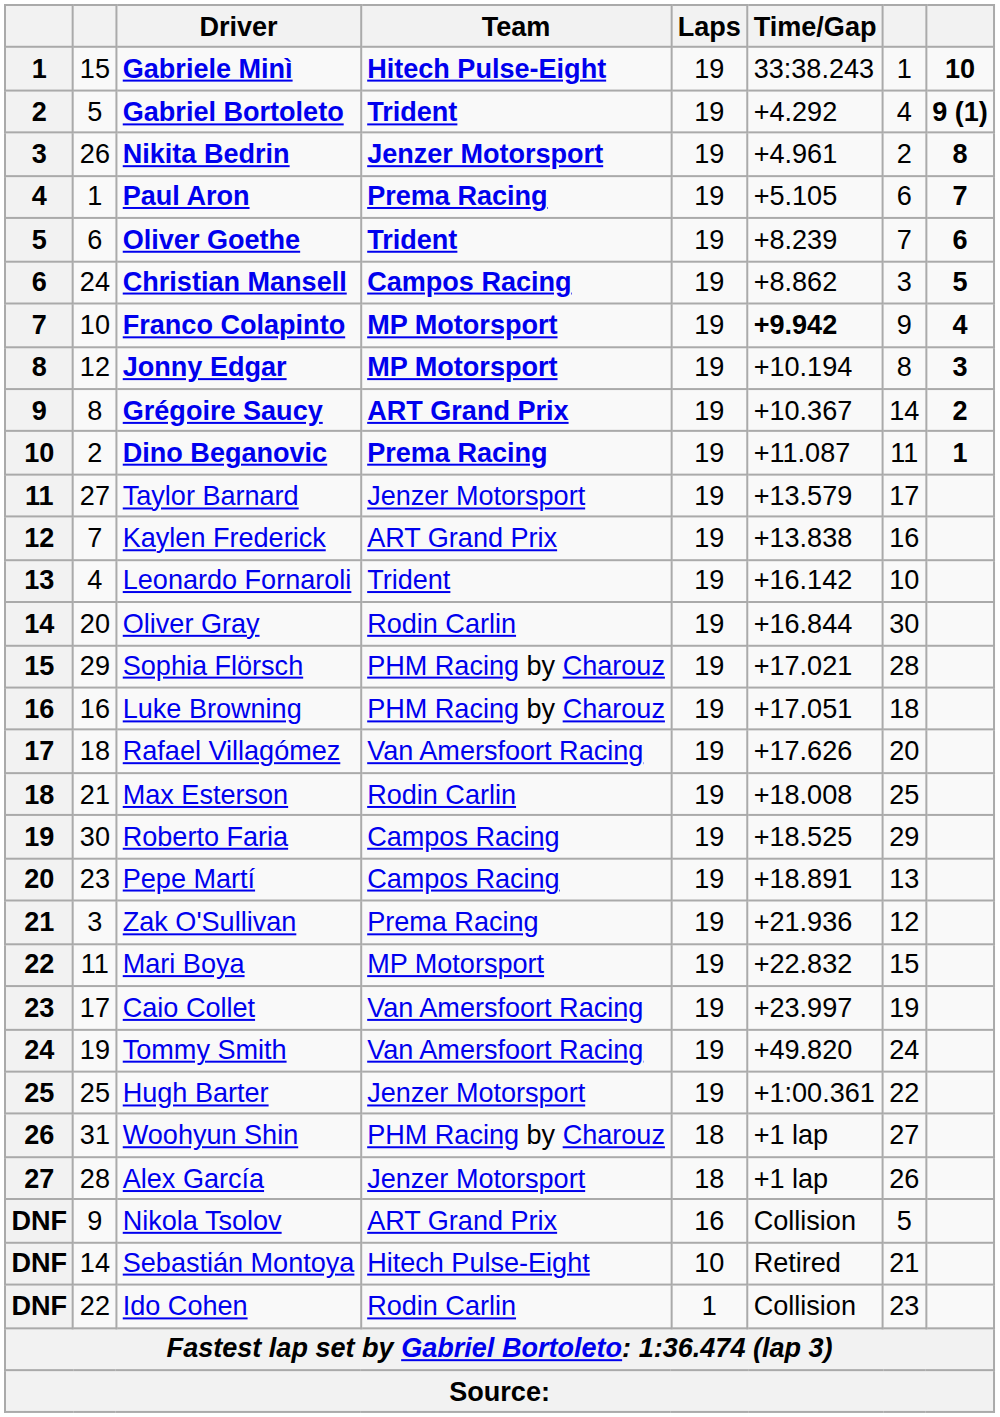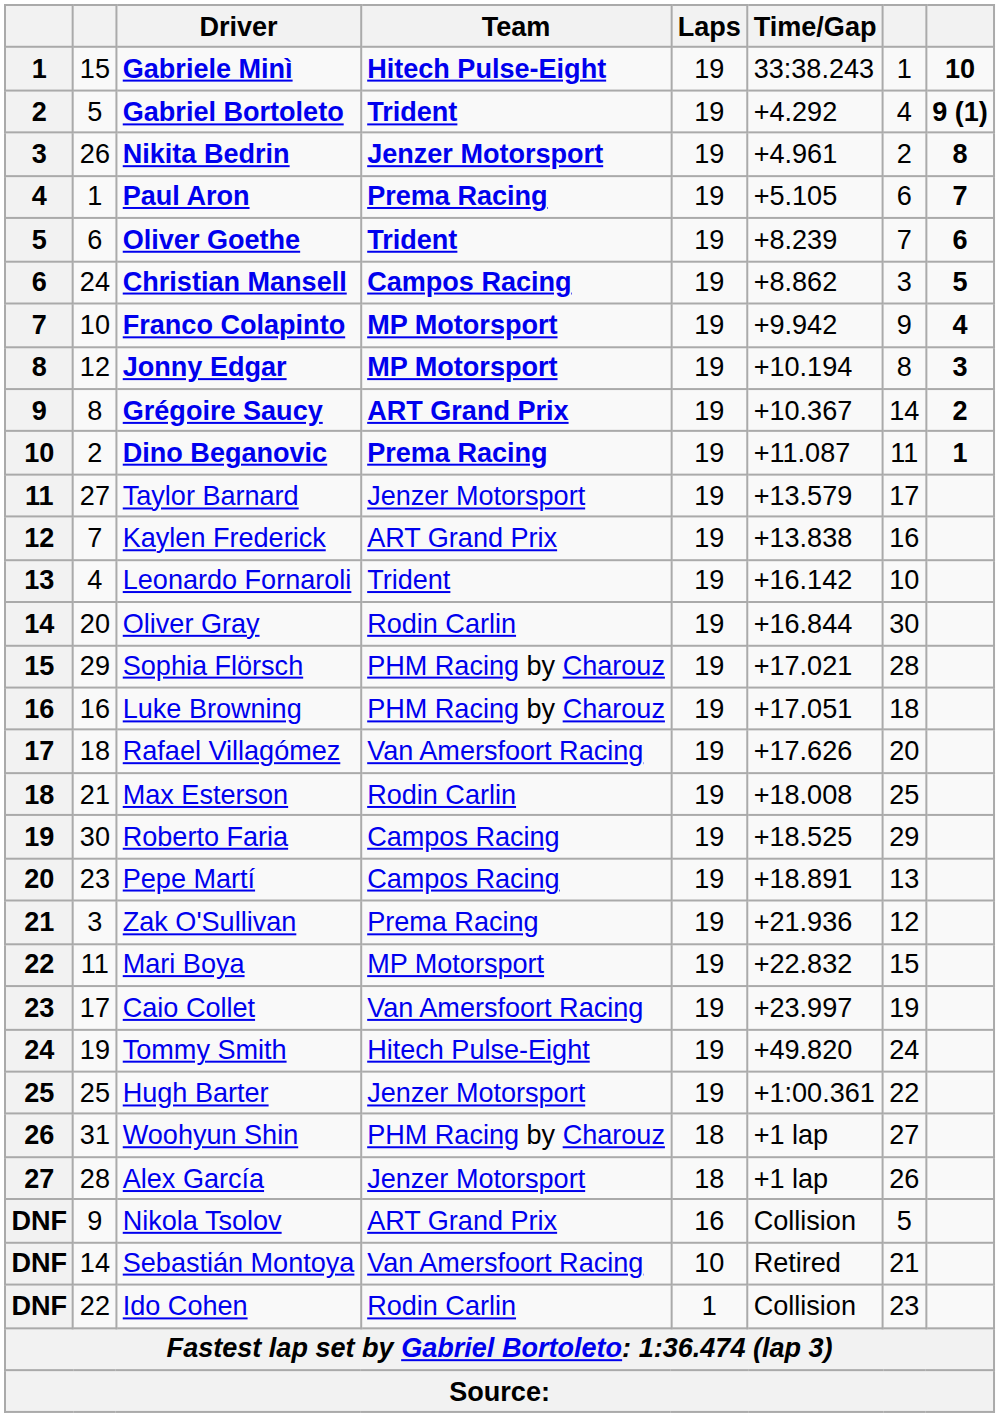(795, 325) bold -> (795, 325) normal
(505, 1050) Van Amersfoort Racing -> (478, 1050) Hitech Pulse-Eight
(478, 1263) Hitech Pulse-Eight -> (505, 1263) Van Amersfoort Racing
